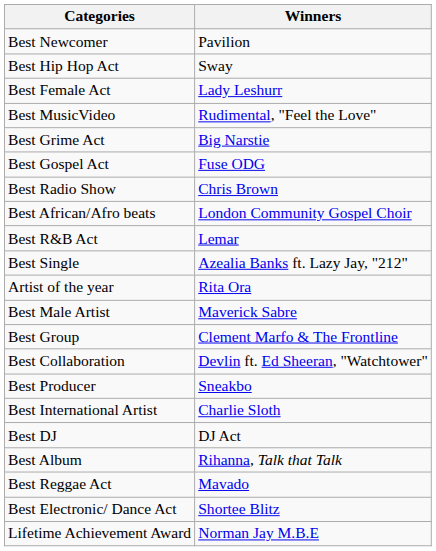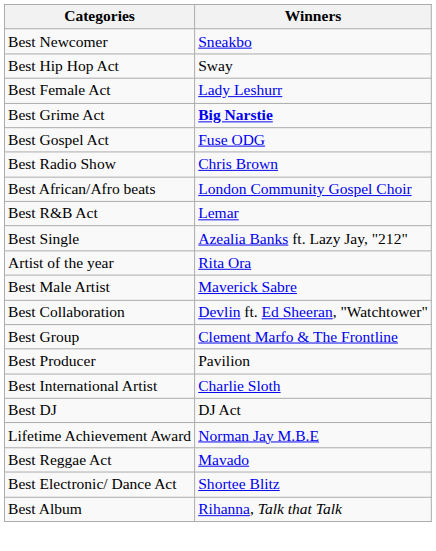(224, 41) Pavilion -> (225, 41) Sneakbo
- row: (62, 115)
(234, 139) normal -> (236, 115) bold
rows swapped: (44, 336) <-> (66, 361)
(225, 386) Sneakbo -> (224, 361) Pavilion
rows swapped: (45, 459) <-> (100, 533)
